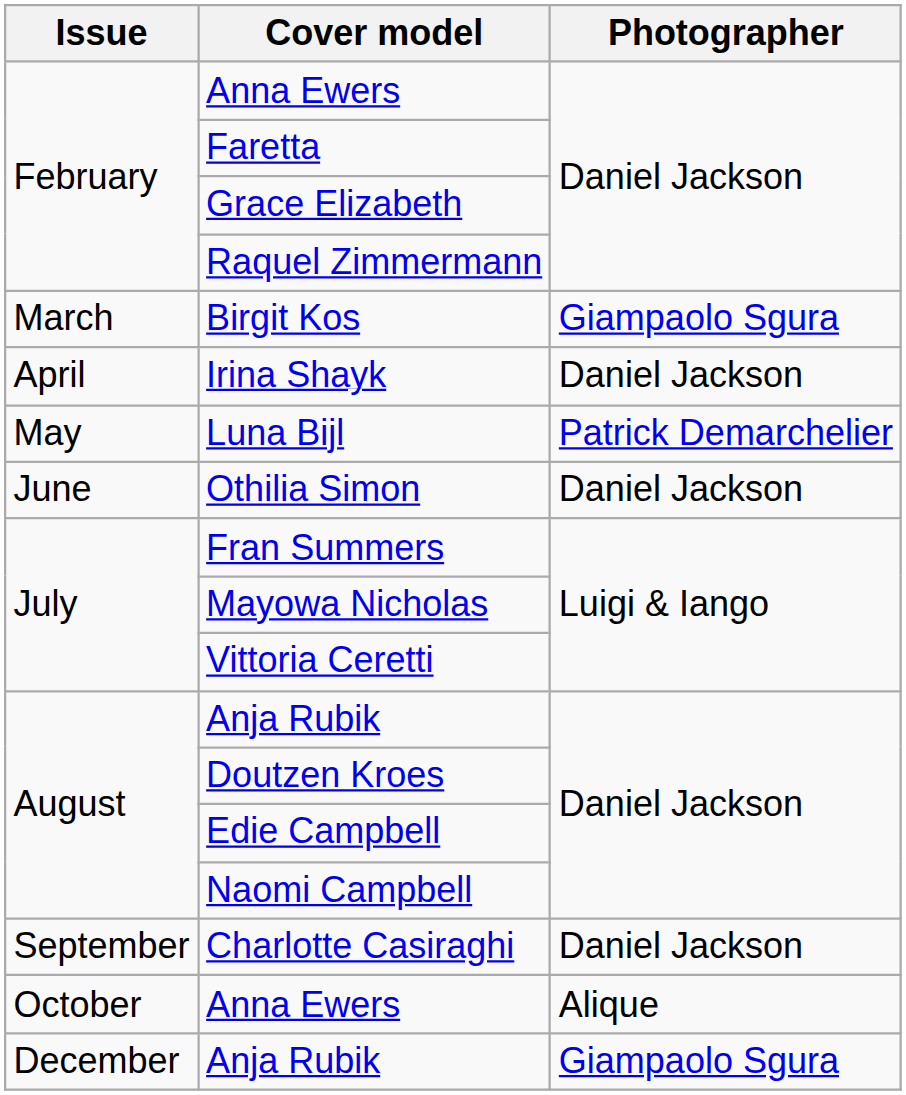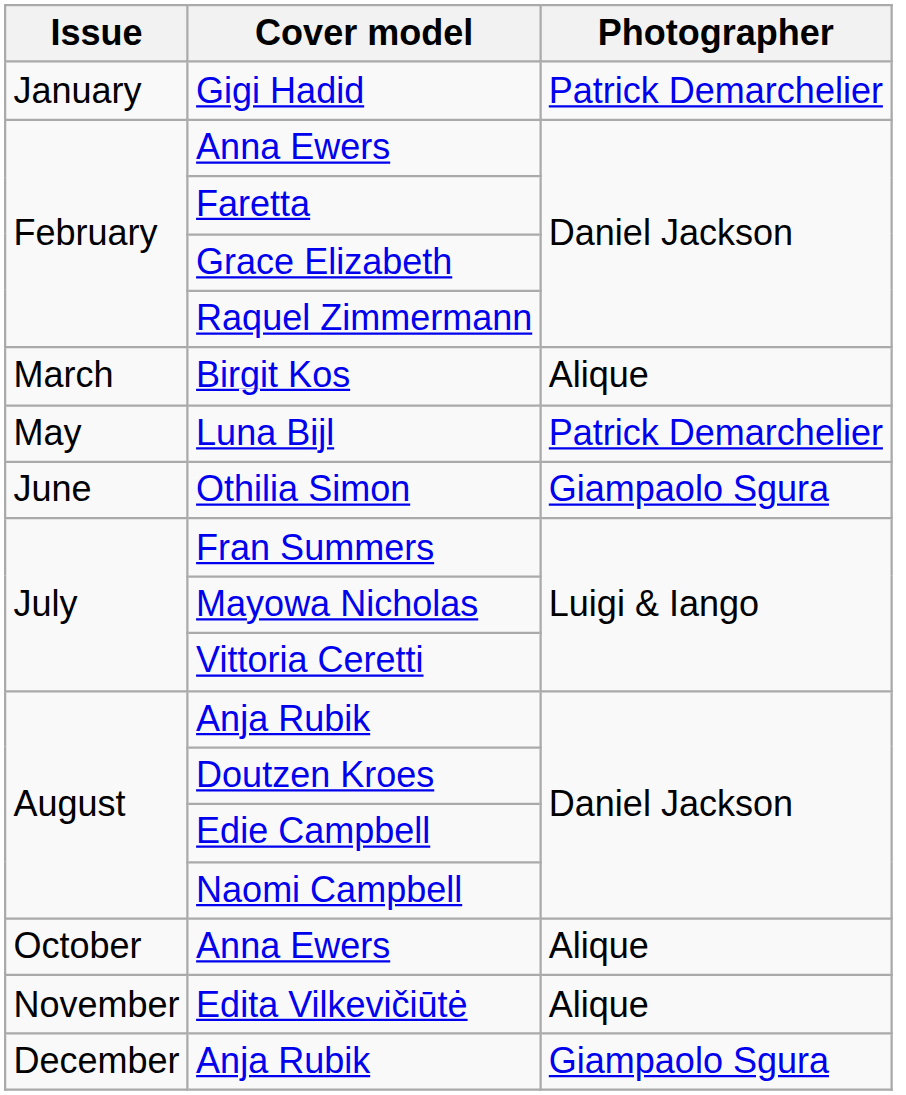+ row: (77, 90)
(699, 318) Giampaolo Sgura -> (599, 375) Alique
- row: (49, 375)
(681, 489) Daniel Jackson -> (689, 489) Giampaolo Sgura
- row: (101, 946)
+ row: (96, 1003)
